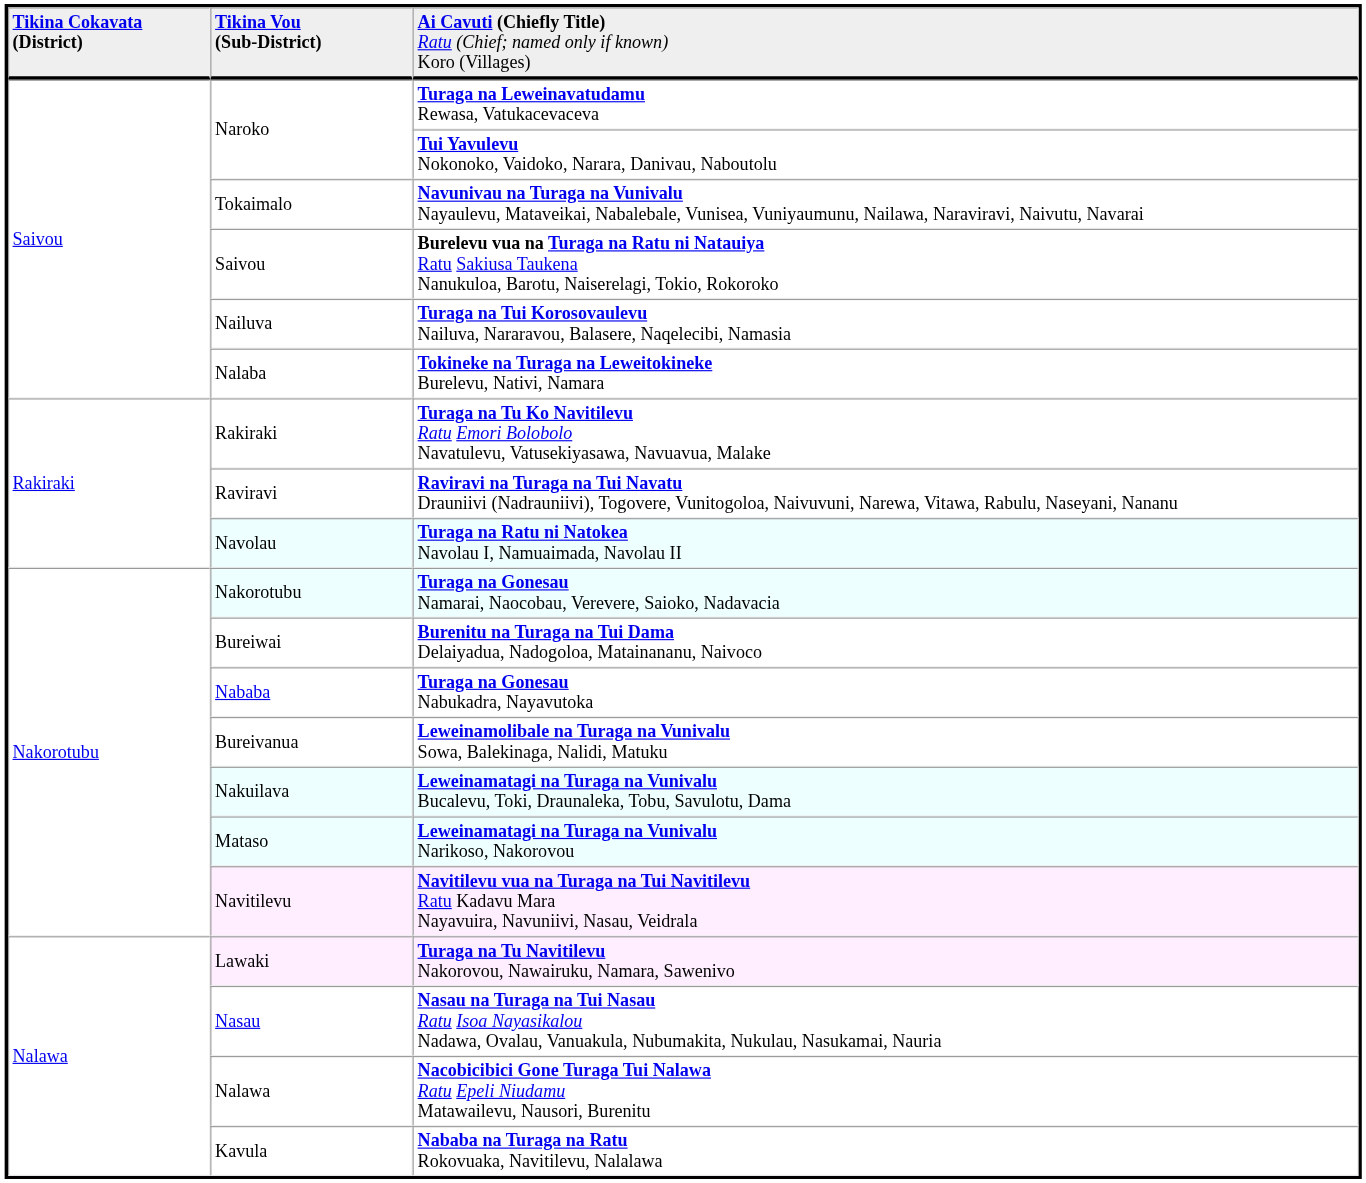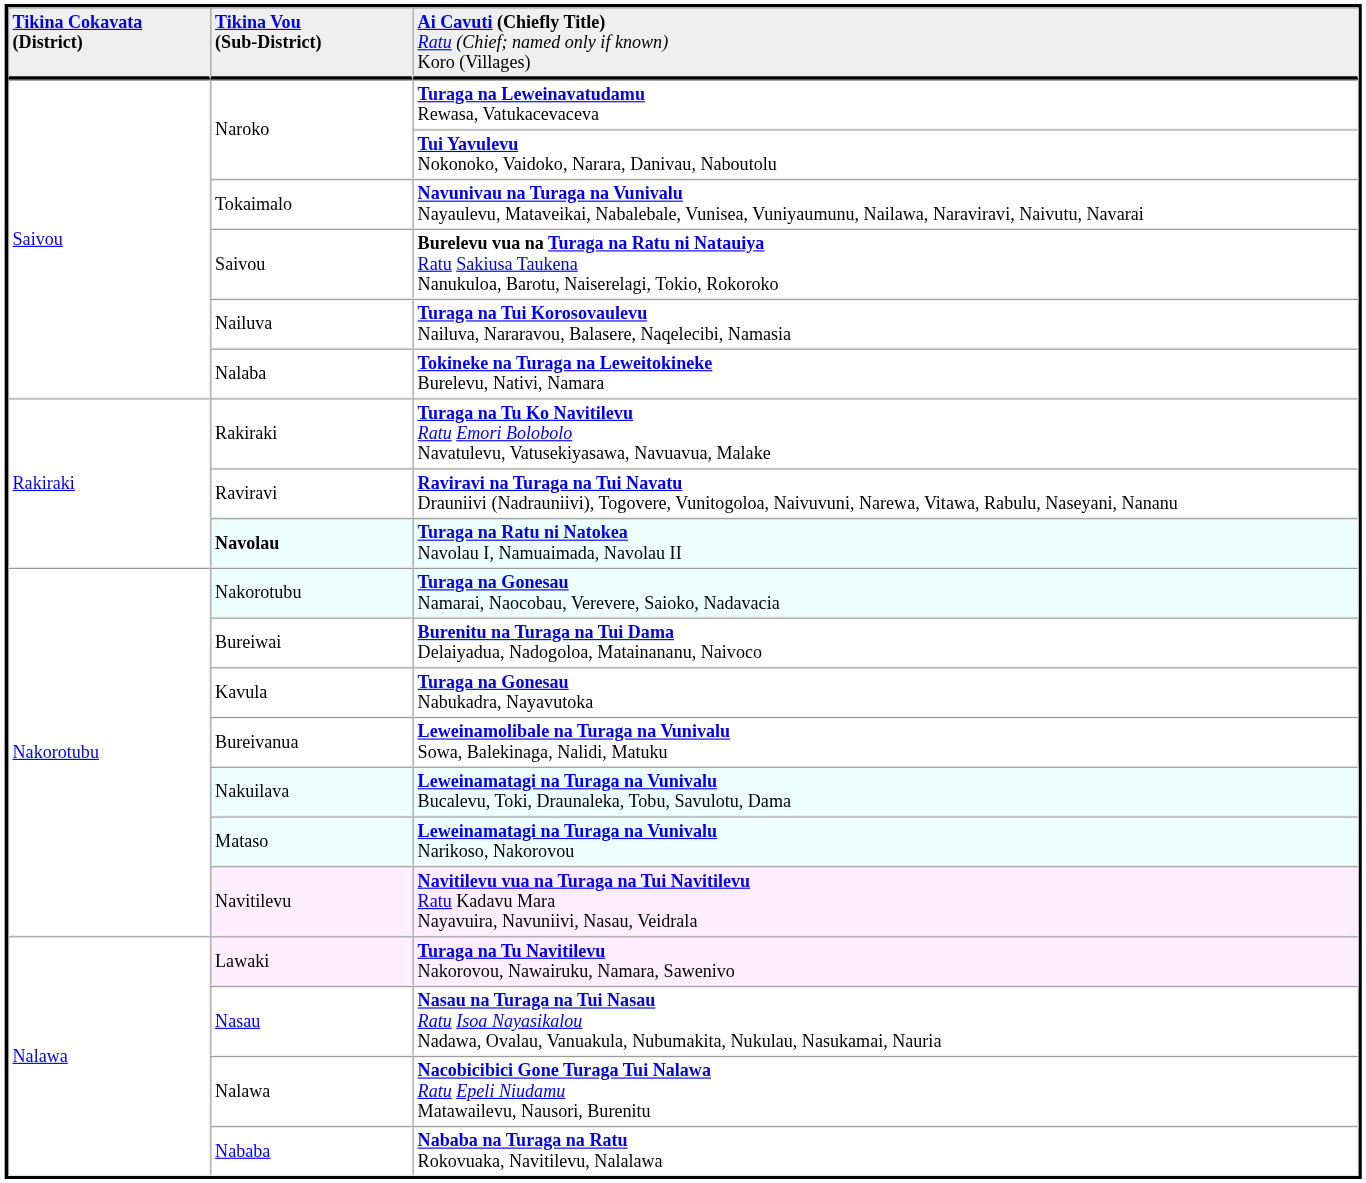(246, 542) normal -> (247, 542) bold
(243, 692) Nababa -> (241, 692) Kavula
(241, 1150) Kavula -> (243, 1150) Nababa
